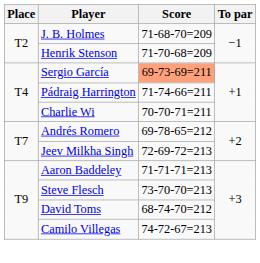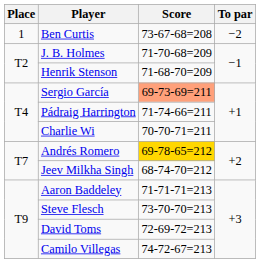+ row: (67, 33)
(177, 33) 71-68-70=209 -> (177, 53) 71-70-68=209
(177, 53) 71-70-68=209 -> (177, 72) 71-68-70=209
(177, 131) no background -> (177, 151) gold background
(177, 151) 72-69-72=213 -> (177, 170) 68-74-70=212
(177, 209) 68-74-70=212 -> (177, 229) 72-69-72=213
